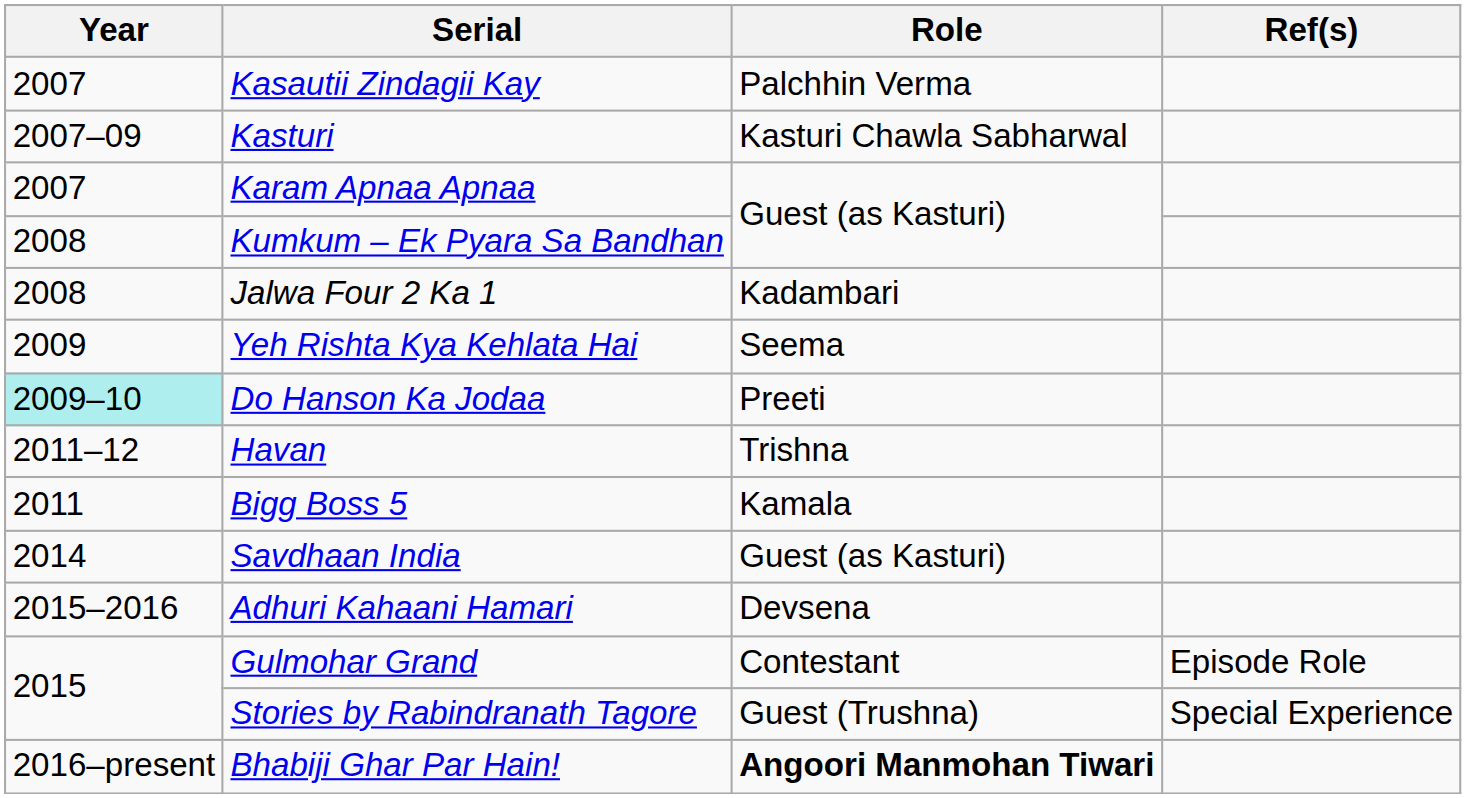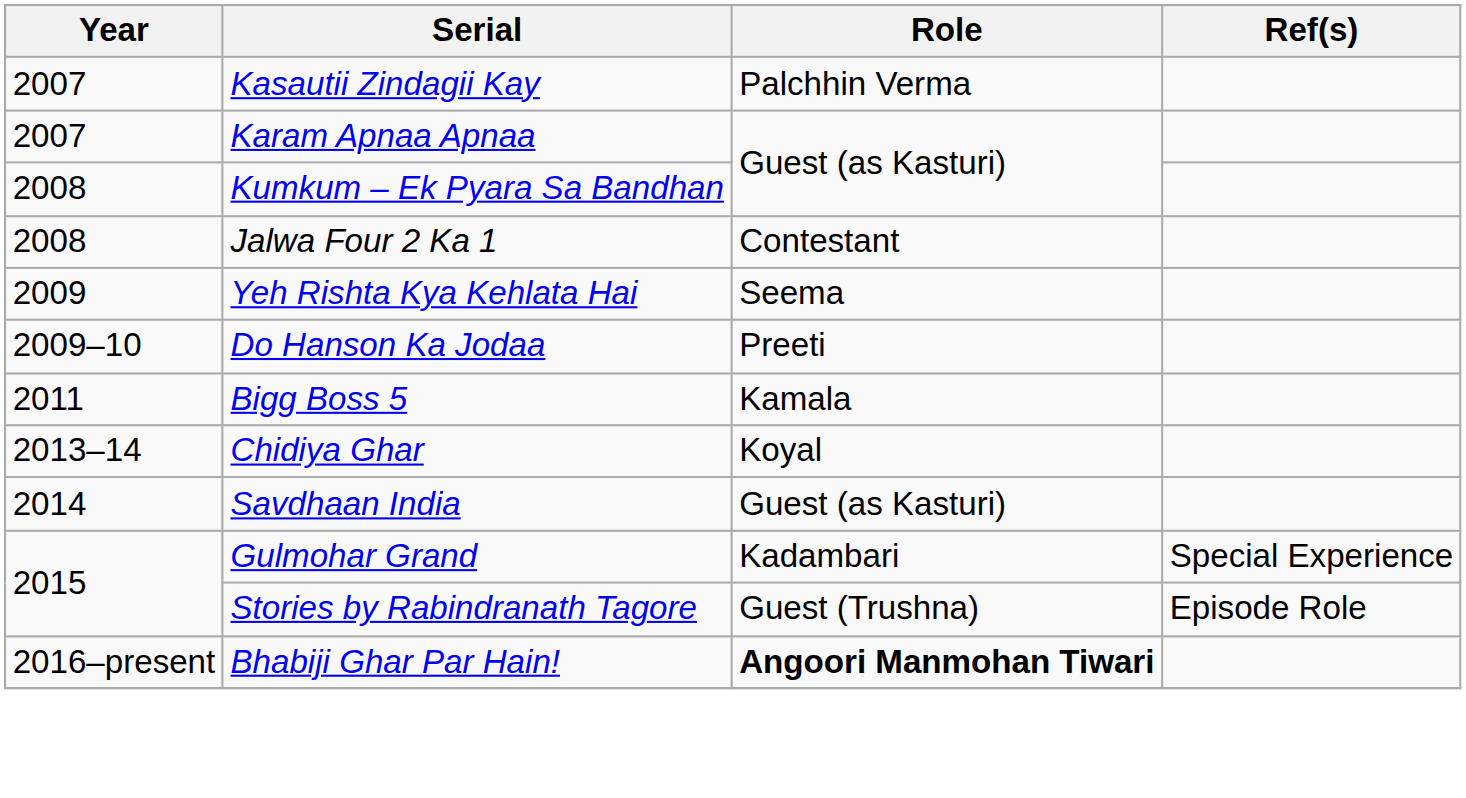- row: (282, 135)
(819, 293) Kadambari -> (819, 240) Contestant
(77, 398) paleturquoise background -> (77, 345) no background
- row: (278, 450)
+ row: (327, 450)
- row: (402, 608)
(819, 661) Contestant -> (819, 556) Kadambari
(1268, 661) Episode Role -> (1311, 556) Special Experience
(1311, 713) Special Experience -> (1268, 608) Episode Role
